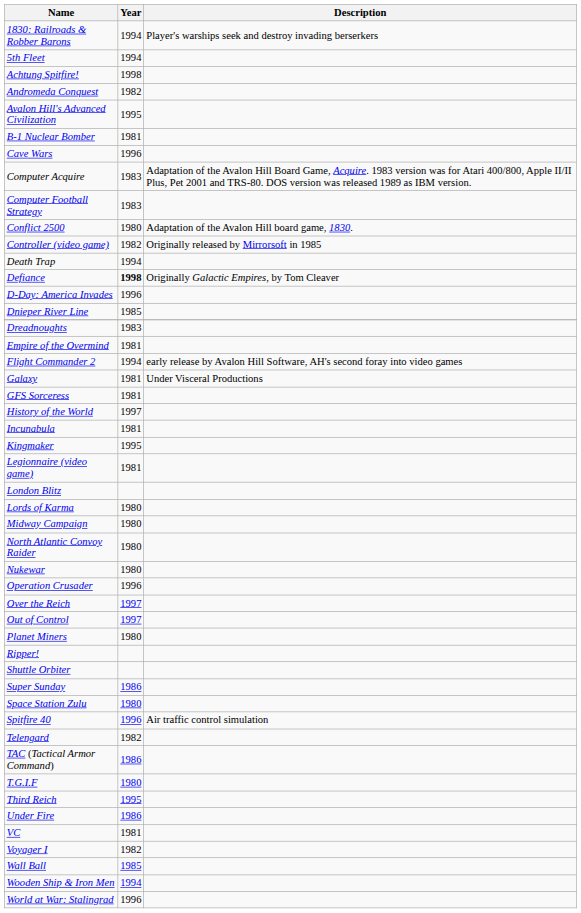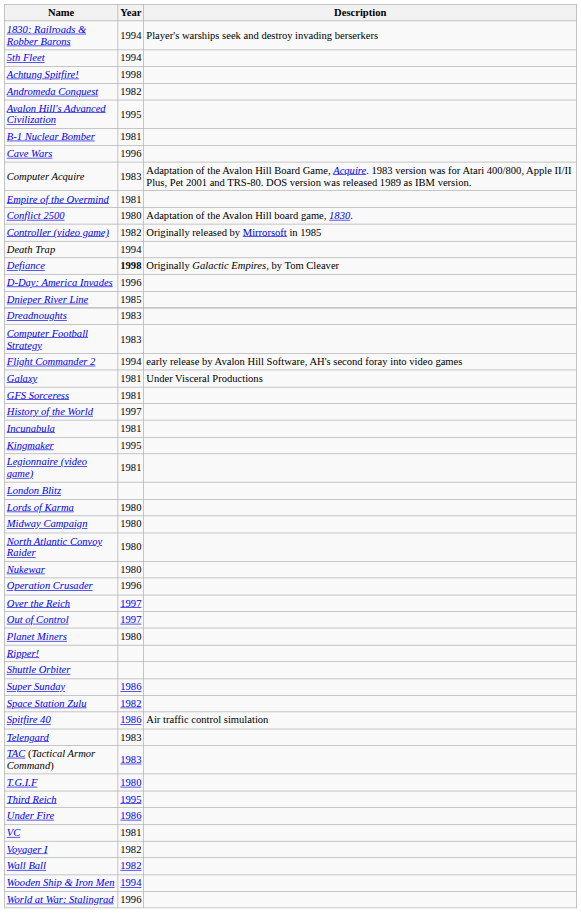rows swapped: (47, 205) <-> (58, 345)
(131, 703) 1980 -> (131, 703) 1982
(131, 720) 1996 -> (131, 720) 1986
(131, 737) 1982 -> (131, 737) 1983
(131, 759) 1986 -> (131, 759) 1983
(131, 866) 1985 -> (131, 866) 1982
